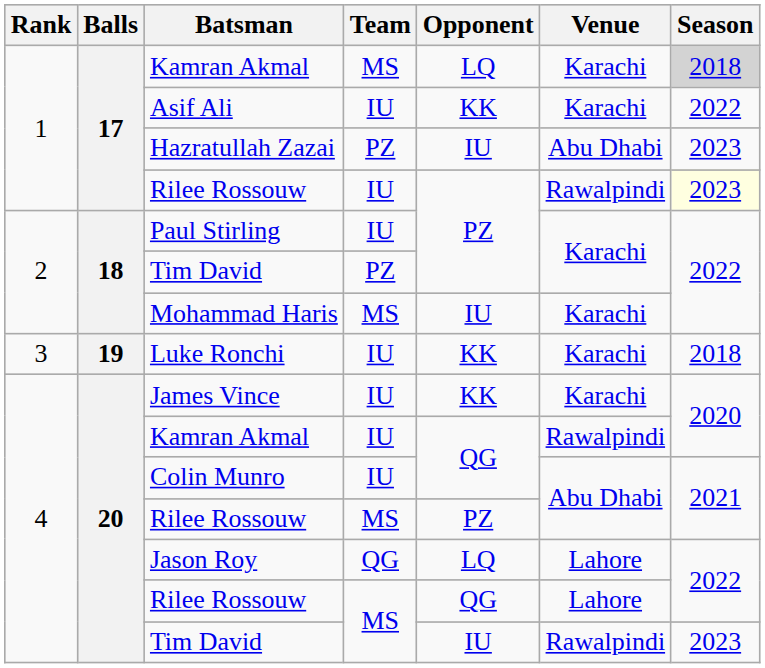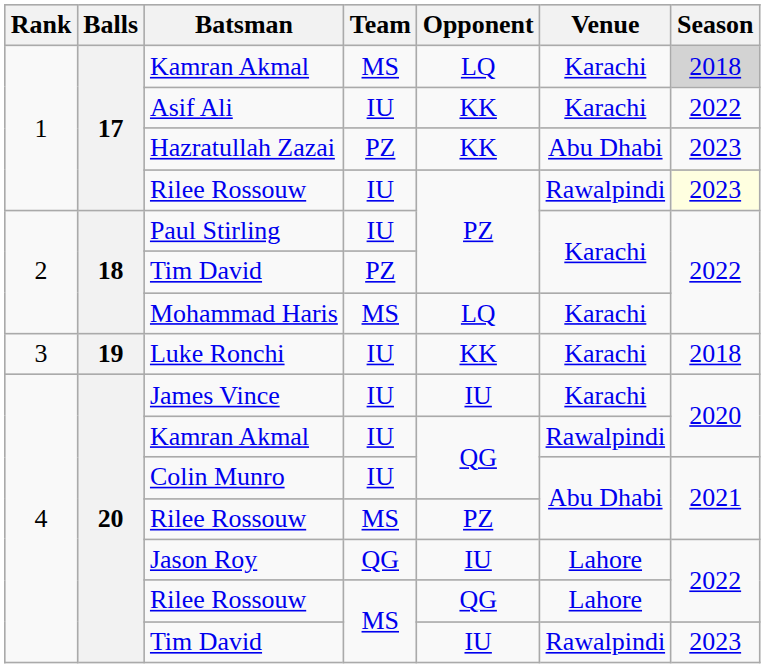(478, 148) IU -> (478, 148) KK
(478, 312) IU -> (478, 312) LQ
(478, 395) KK -> (478, 395) IU
(478, 559) LQ -> (478, 559) IU
